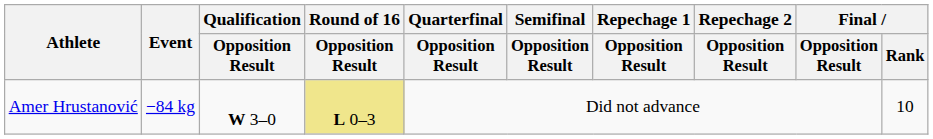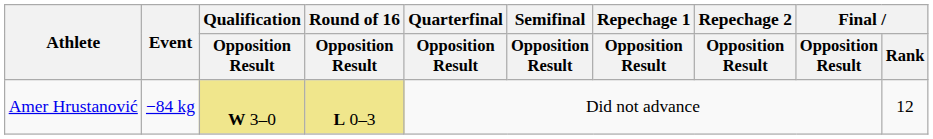(252, 119) no background -> (252, 119) khaki background
(905, 107) 10 -> (905, 107) 12
